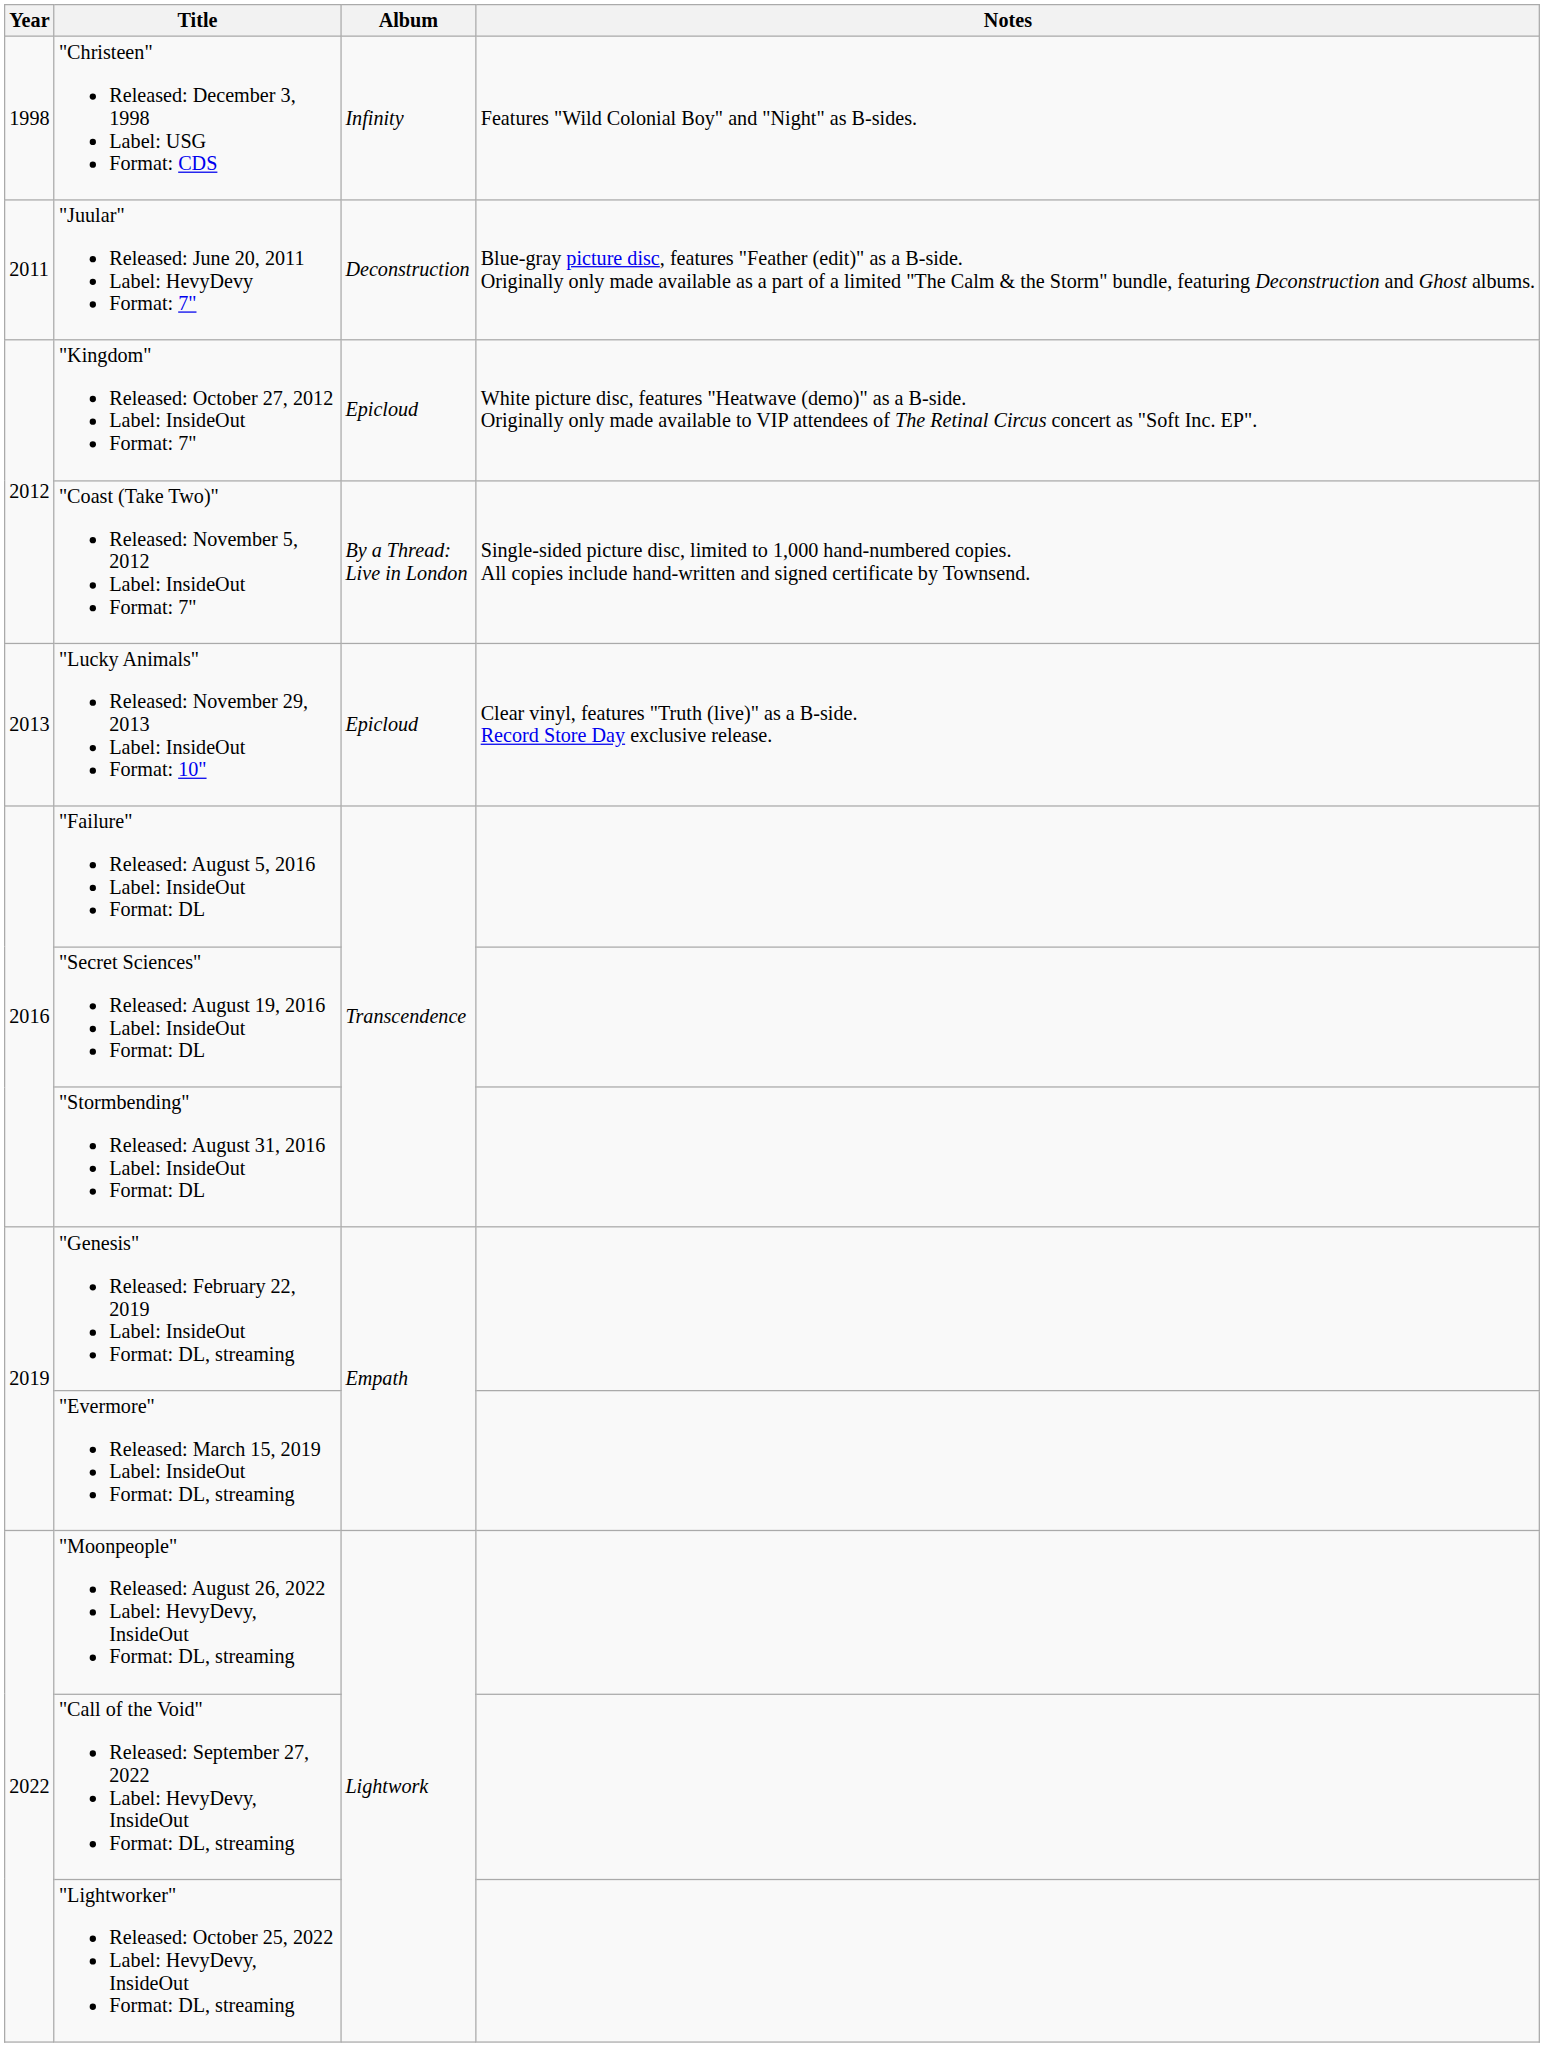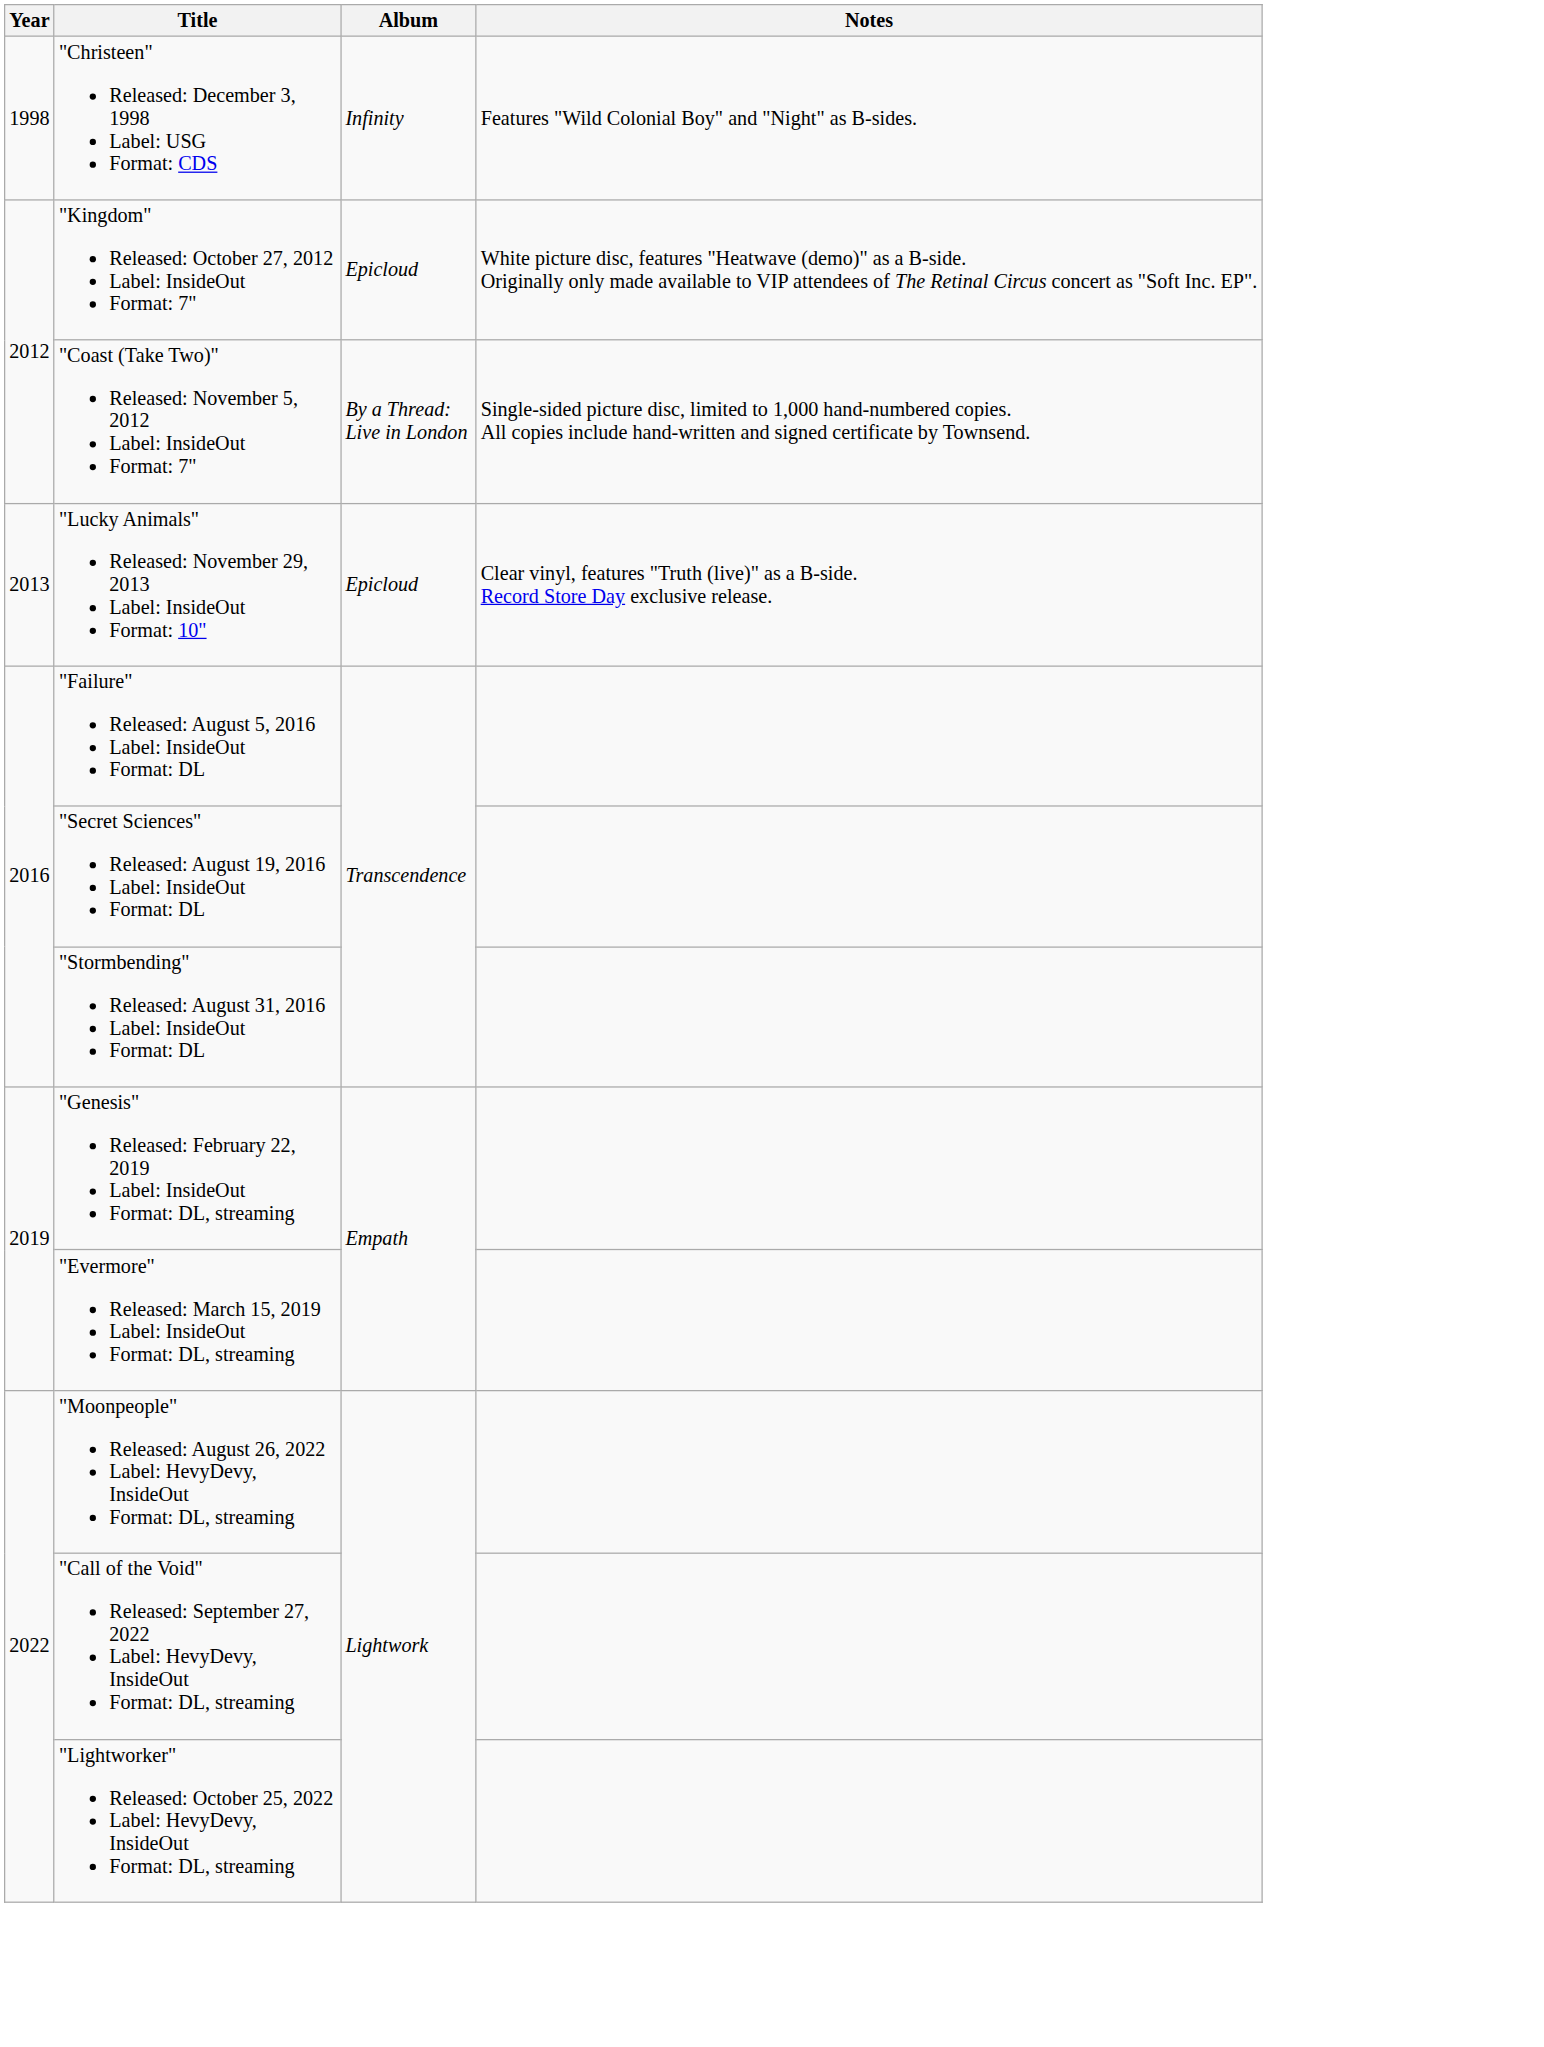- row: (197, 260)
